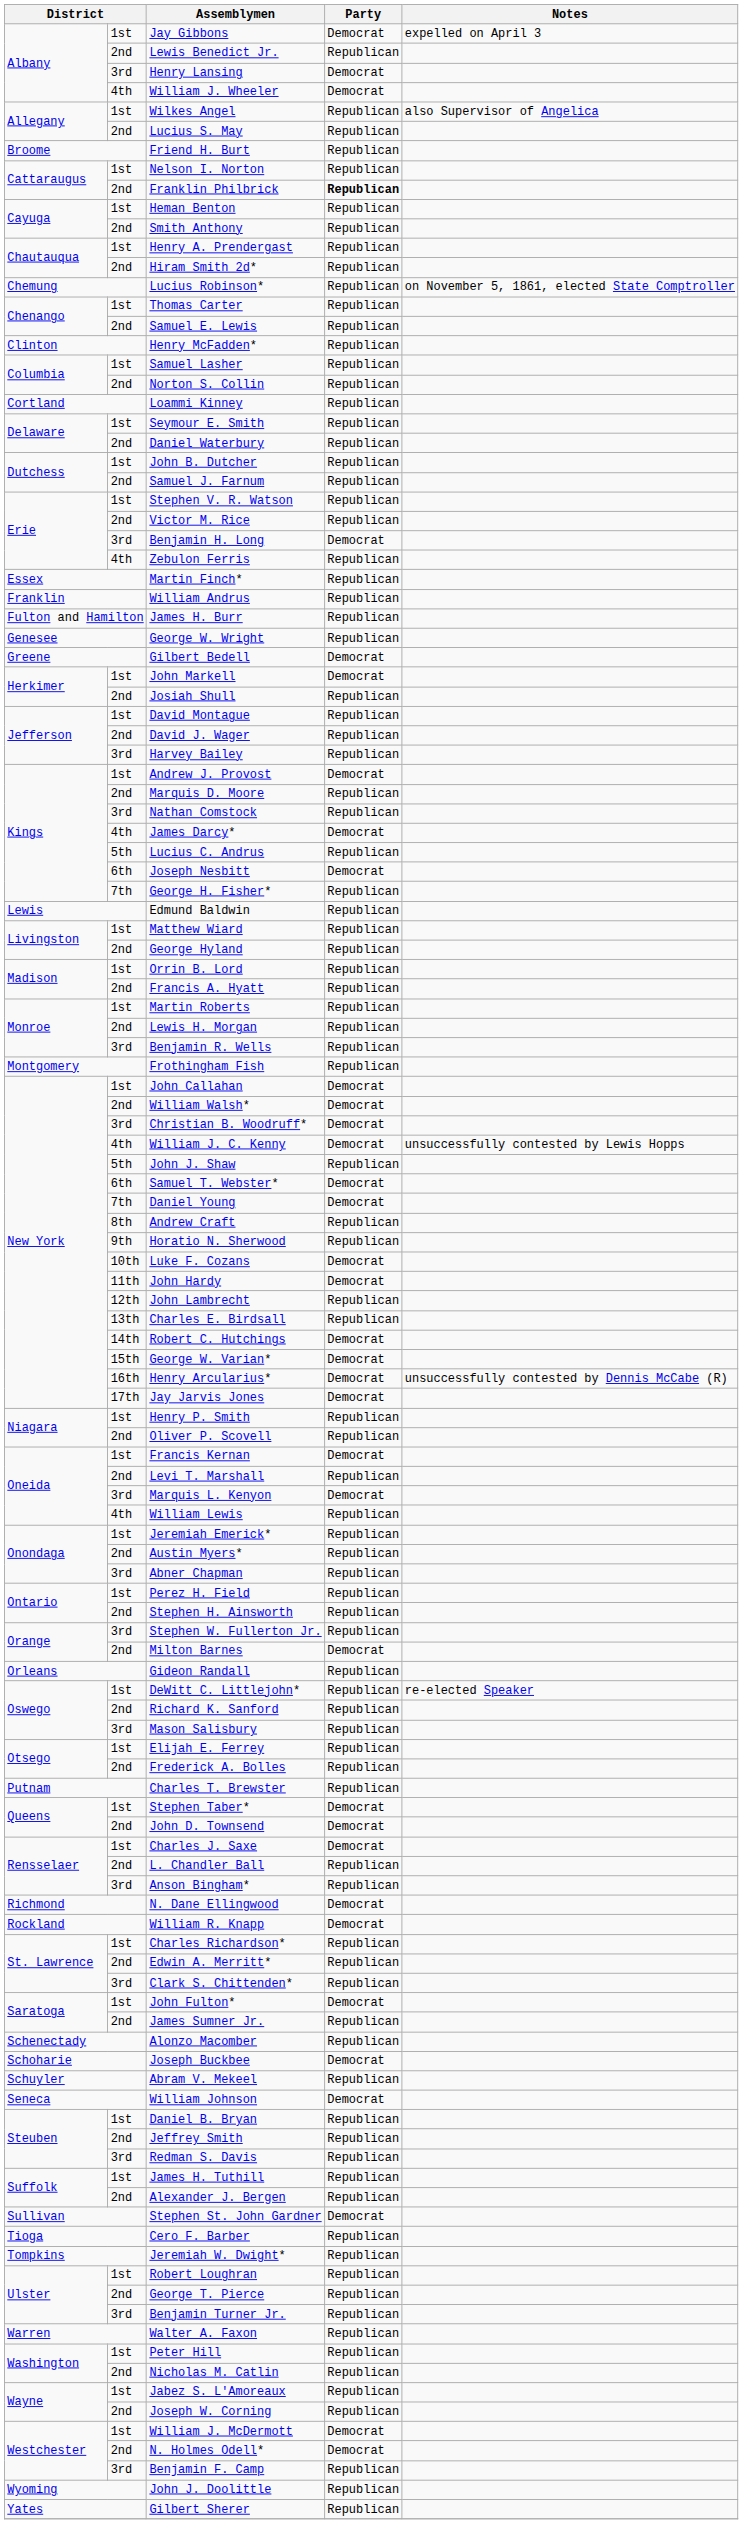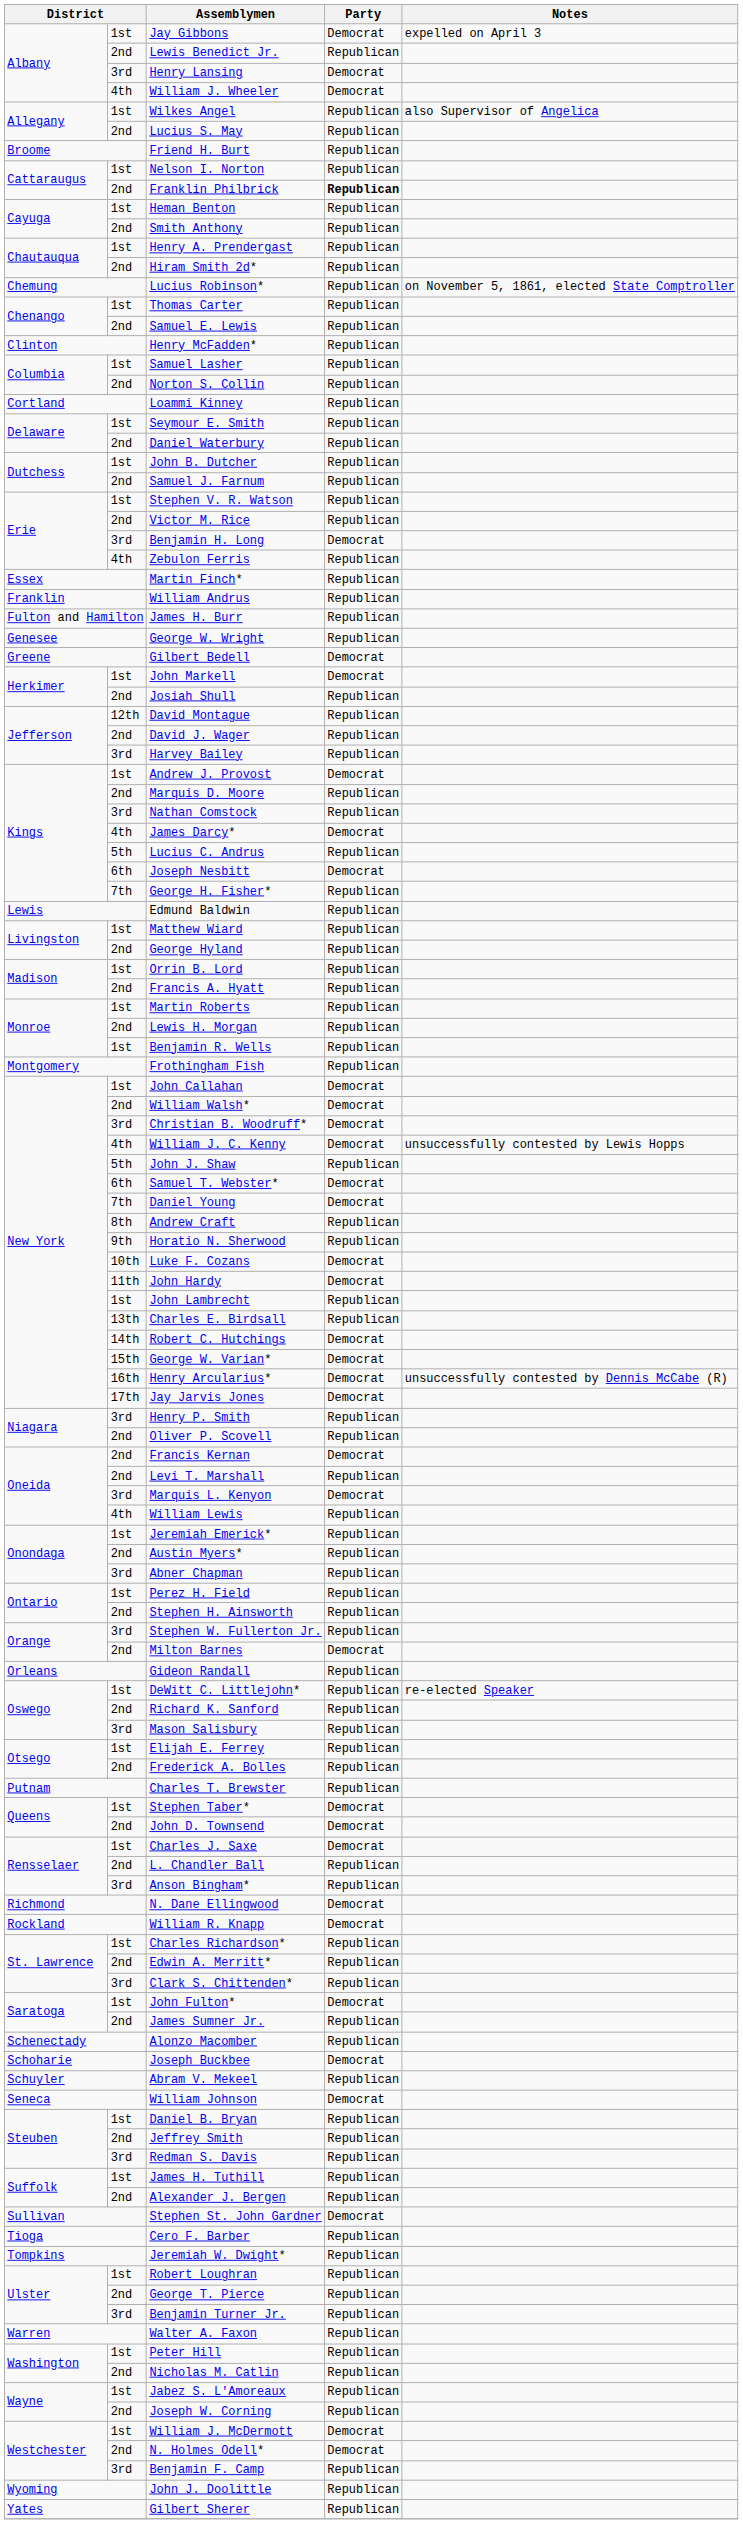(121, 716) 1st -> (125, 716) 12th
(121, 1047) 3rd -> (121, 1047) 1st
(125, 1301) 12th -> (121, 1301) 1st
(121, 1418) 1st -> (121, 1418) 3rd
(121, 1457) 1st -> (121, 1457) 2nd
